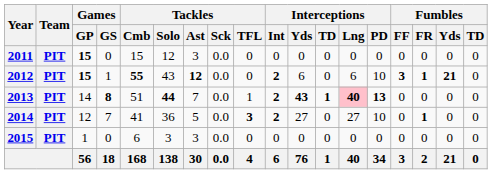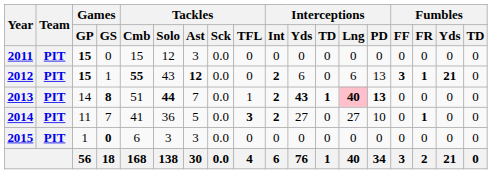(379, 76) 10 -> (379, 76) 13
(85, 117) 12 -> (85, 117) 11
(108, 138) normal -> (108, 138) bold
